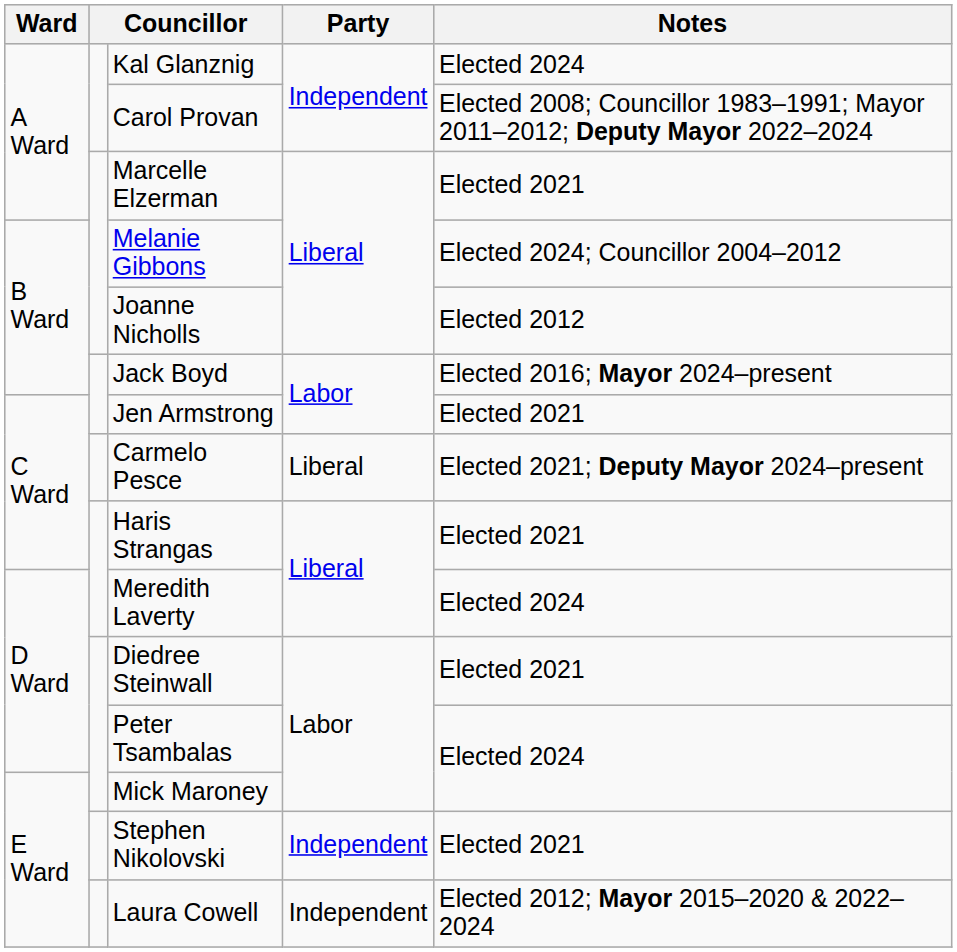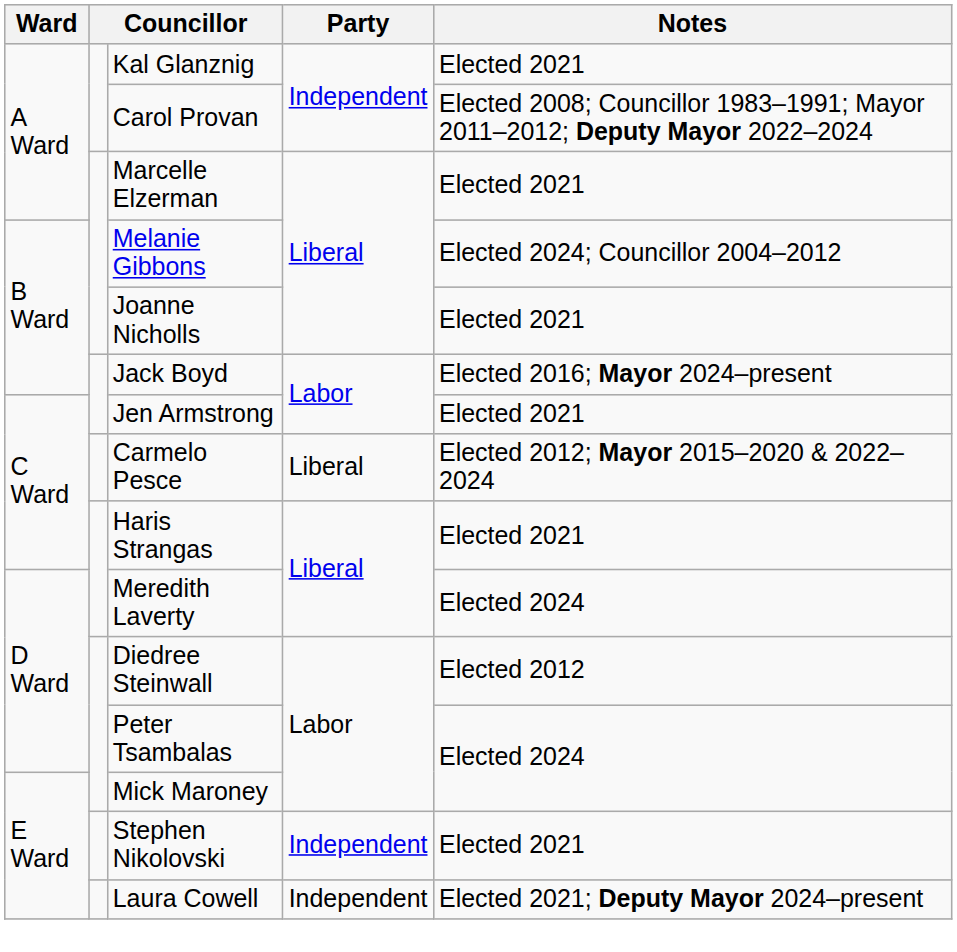(512, 63) Elected 2024 -> (512, 63) Elected 2021
(512, 320) Elected 2012 -> (512, 320) Elected 2021
(681, 467) Elected 2021; Deputy Mayor 2024–present -> (671, 467) Elected 2012; Mayor 2015–2020 & 2022–2024
(512, 670) Elected 2021 -> (512, 670) Elected 2012
(671, 912) Elected 2012; Mayor 2015–2020 & 2022–2024 -> (681, 898) Elected 2021; Deputy Mayor 2024–present
